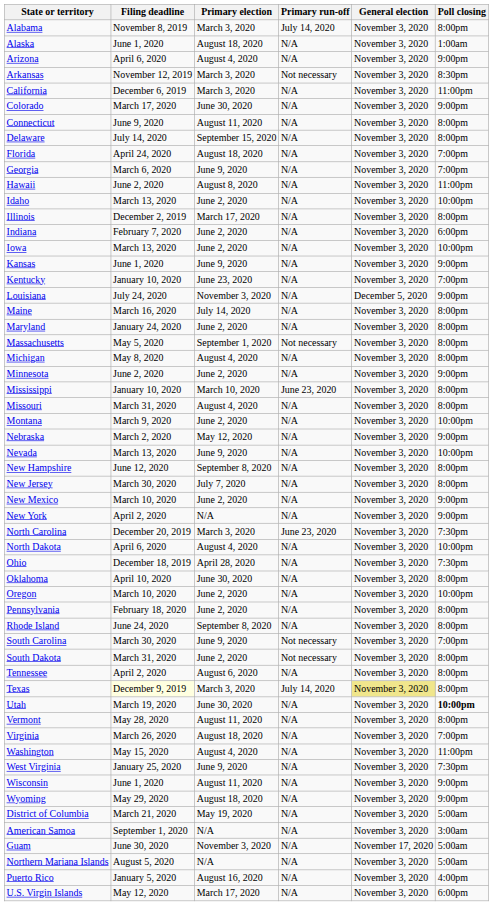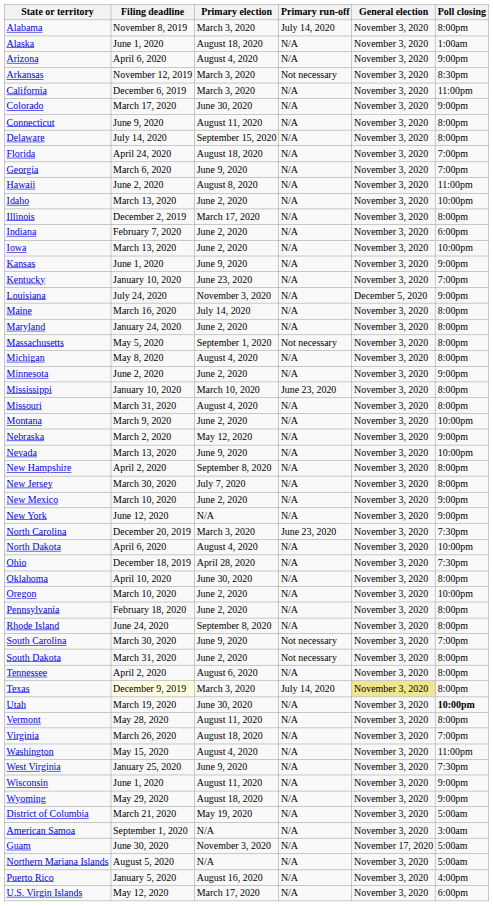(141, 468) June 12, 2020 -> (140, 468) April 2, 2020
(140, 515) April 2, 2020 -> (141, 515) June 12, 2020
